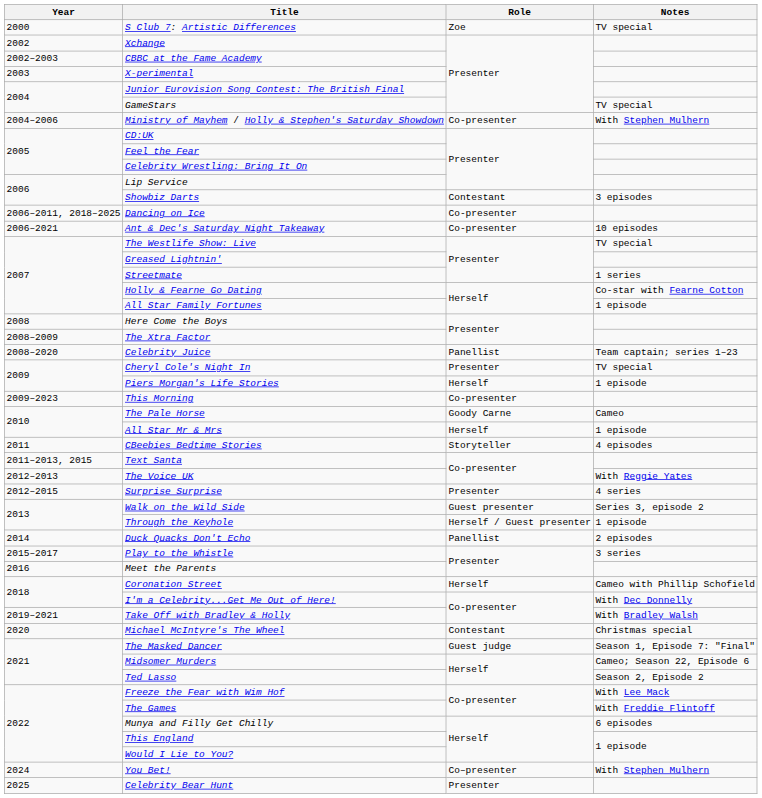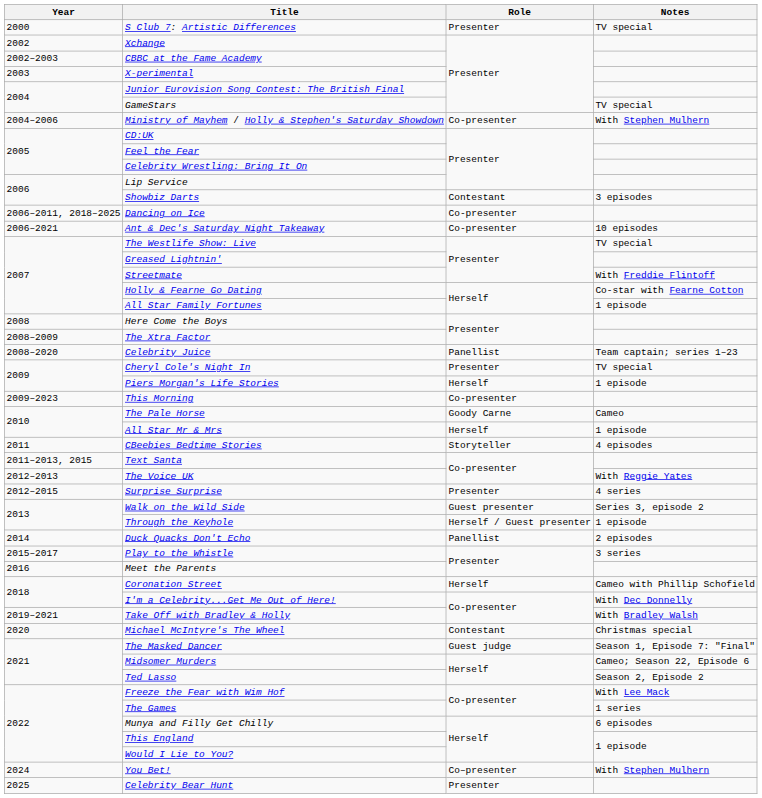(457, 28) Zoe -> (474, 28) Presenter
(618, 275) 1 series -> (655, 275) With Freddie Flintoff
(655, 708) With Freddie Flintoff -> (618, 708) 1 series
